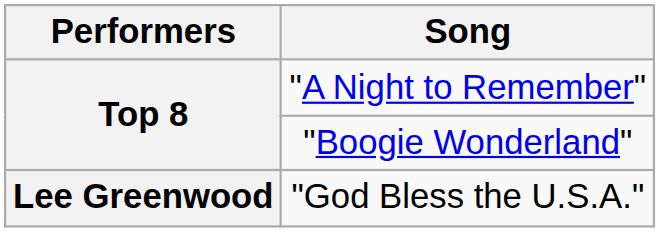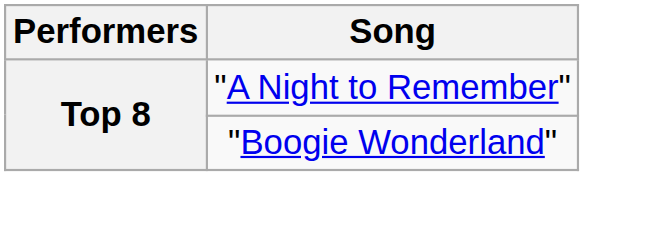- row: (468, 197)
